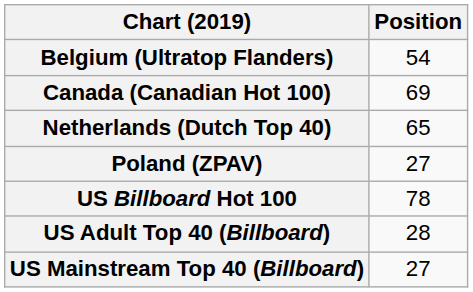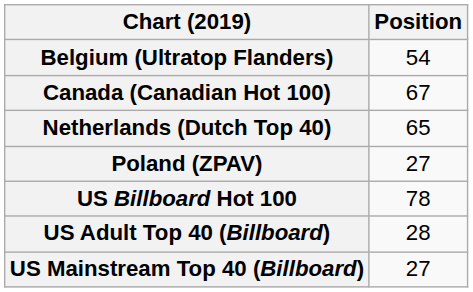(418, 92) 69 -> (418, 92) 67
